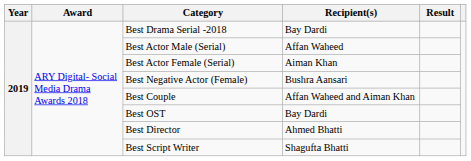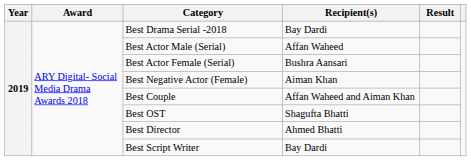(311, 63) Aiman Khan -> (316, 63) Bushra Aansari
(316, 80) Bushra Aansari -> (311, 80) Aiman Khan
(306, 113) Bay Dardi -> (317, 113) Shagufta Bhatti
(317, 147) Shagufta Bhatti -> (306, 147) Bay Dardi
